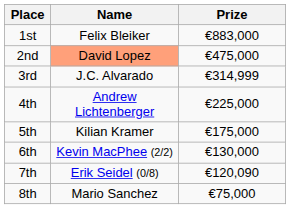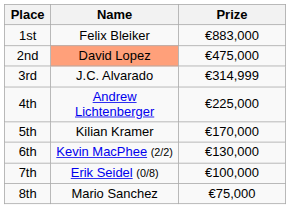(232, 132) €175,000 -> (232, 132) €170,000
(232, 173) €120,090 -> (232, 173) €100,000
